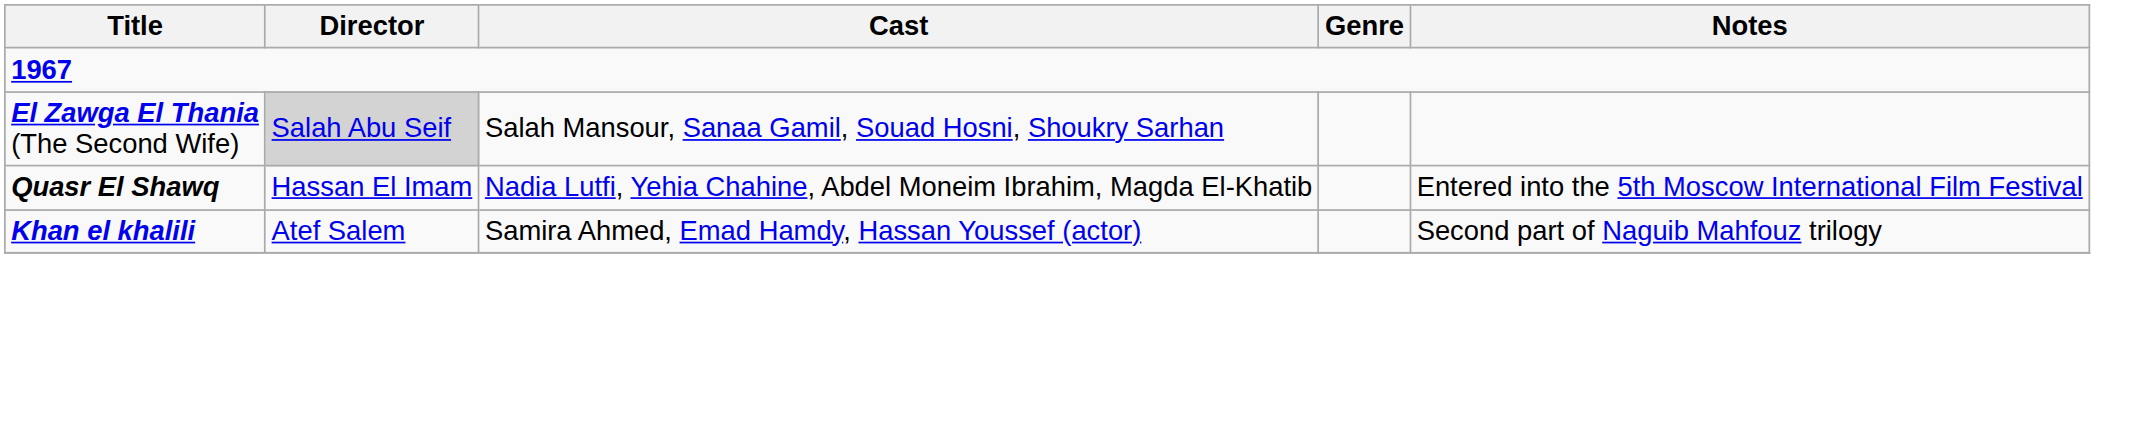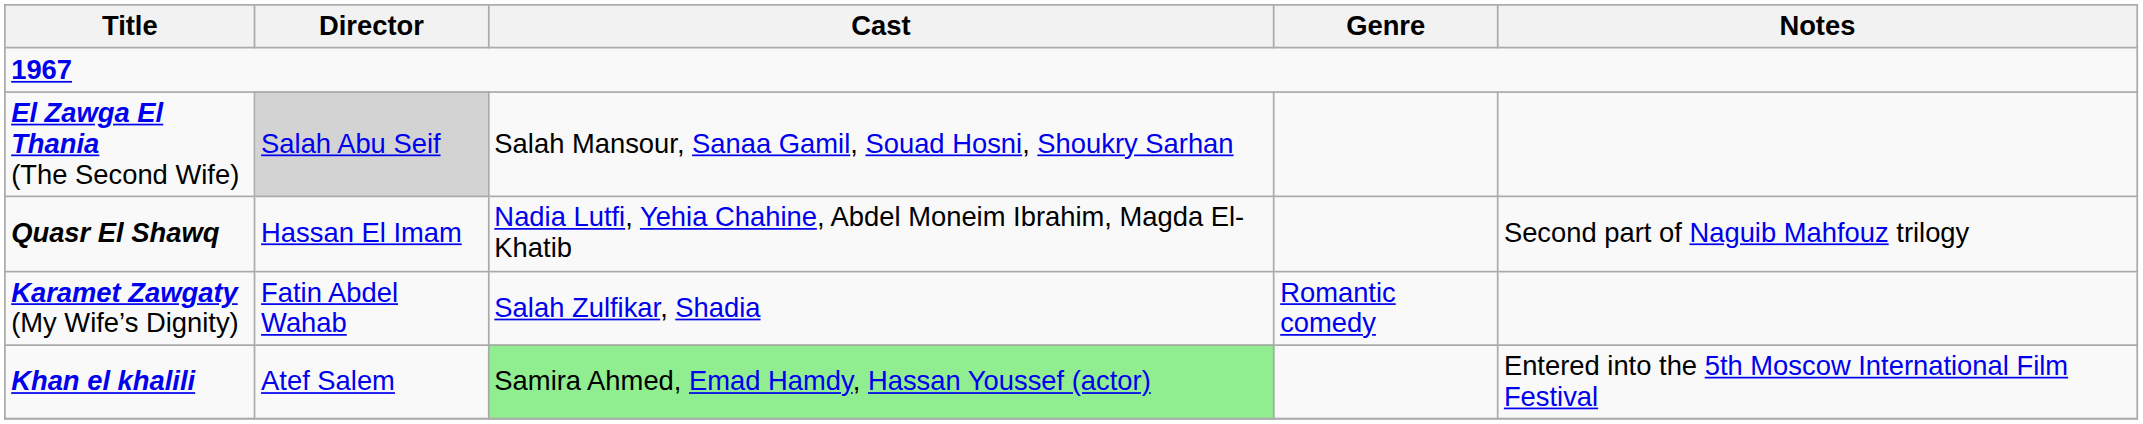(1750, 187) Entered into the 5th Moscow International Film Festival -> (1737, 233) Second part of Naguib Mahfouz trilogy
+ row: (125, 307)
(813, 230) no background -> (823, 381) lightgreen background
(1649, 230) Second part of Naguib Mahfouz trilogy -> (1786, 381) Entered into the 5th Moscow International Film Festival
